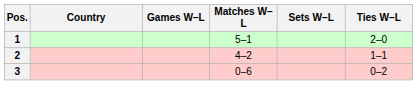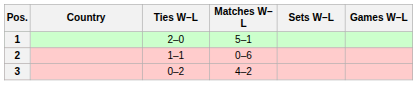columns swapped: (379, 18) <-> (176, 18)
(243, 55) 4–2 -> (243, 55) 0–6
(243, 71) 0–6 -> (243, 71) 4–2
